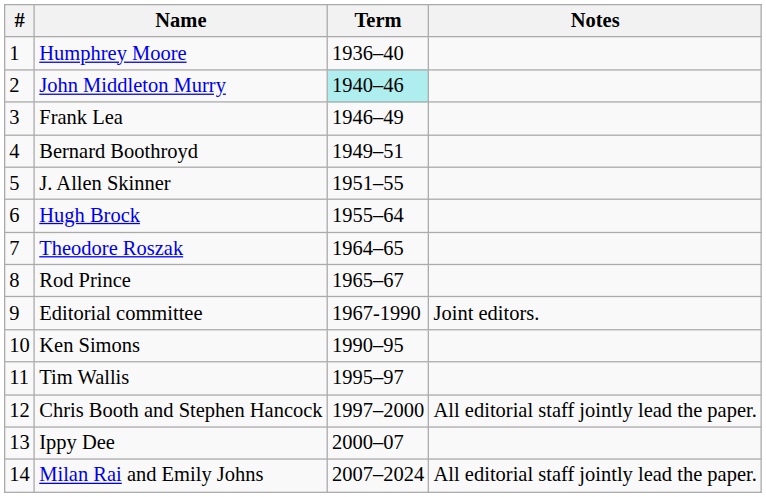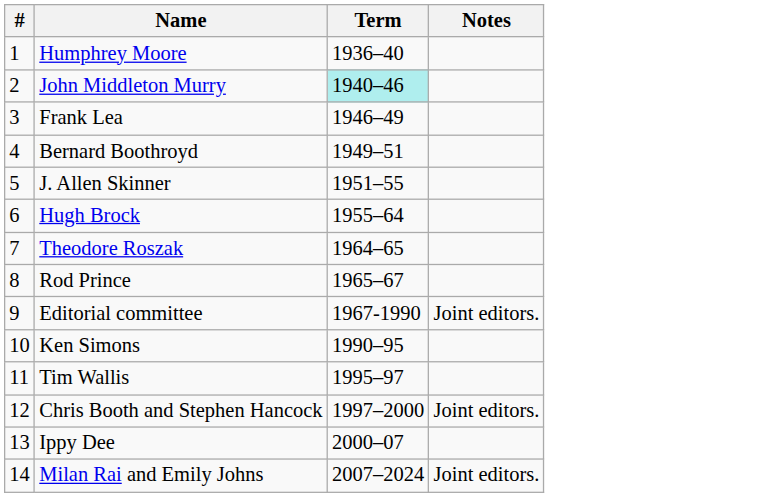(595, 410) All editorial staff jointly lead the paper. -> (486, 410) Joint editors.
(595, 475) All editorial staff jointly lead the paper. -> (486, 475) Joint editors.
